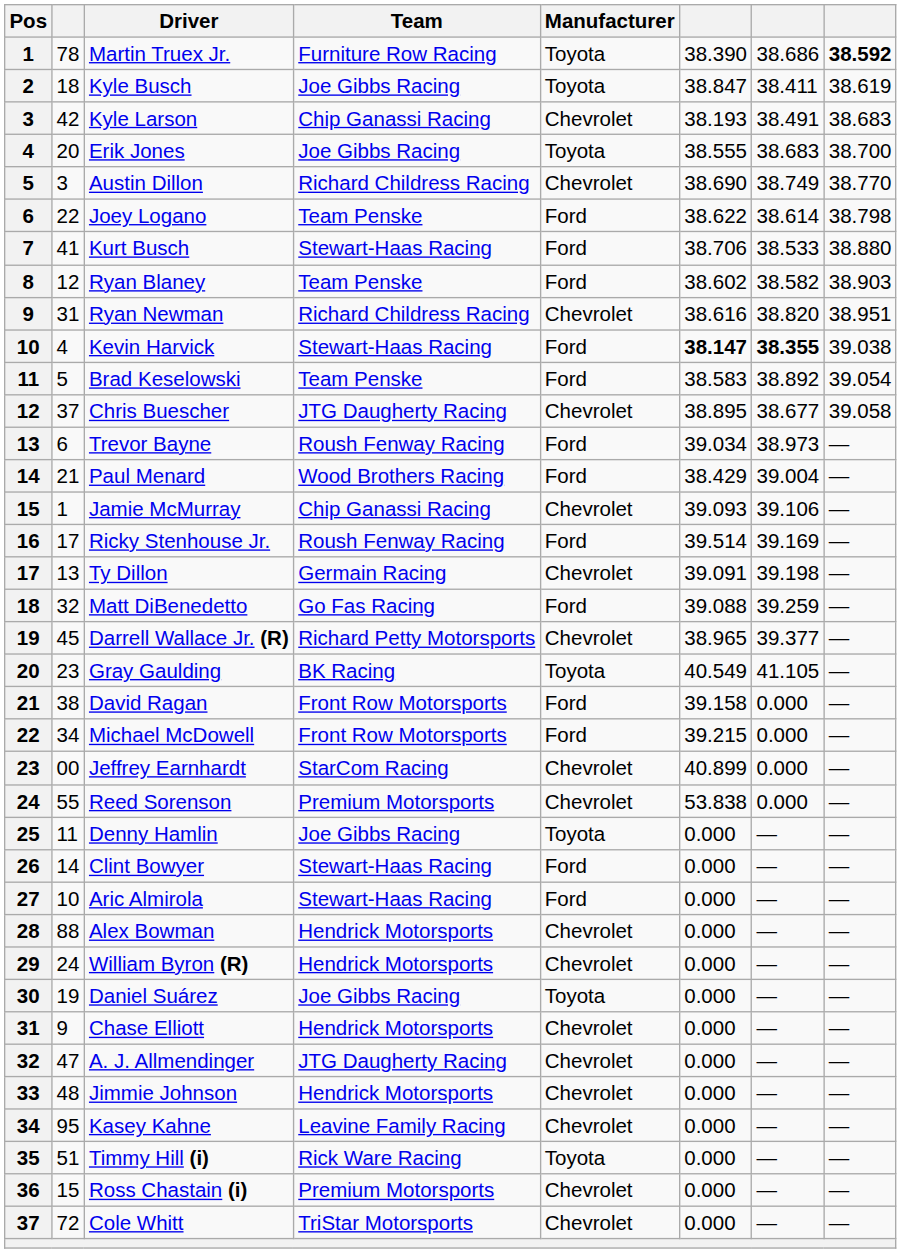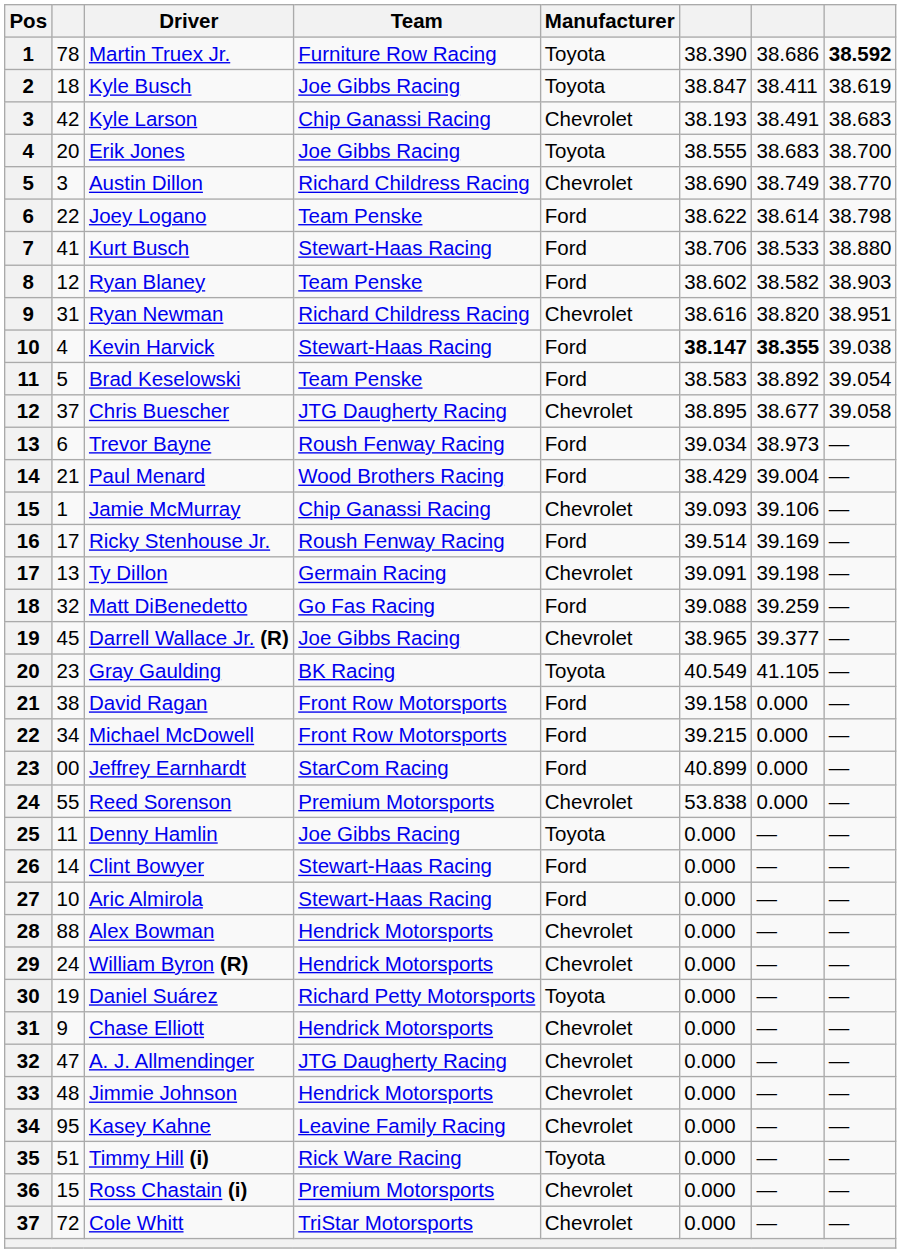(417, 638) Richard Petty Motorsports -> (379, 638) Joe Gibbs Racing
(589, 768) Chevrolet -> (566, 768) Ford
(379, 996) Joe Gibbs Racing -> (417, 996) Richard Petty Motorsports
